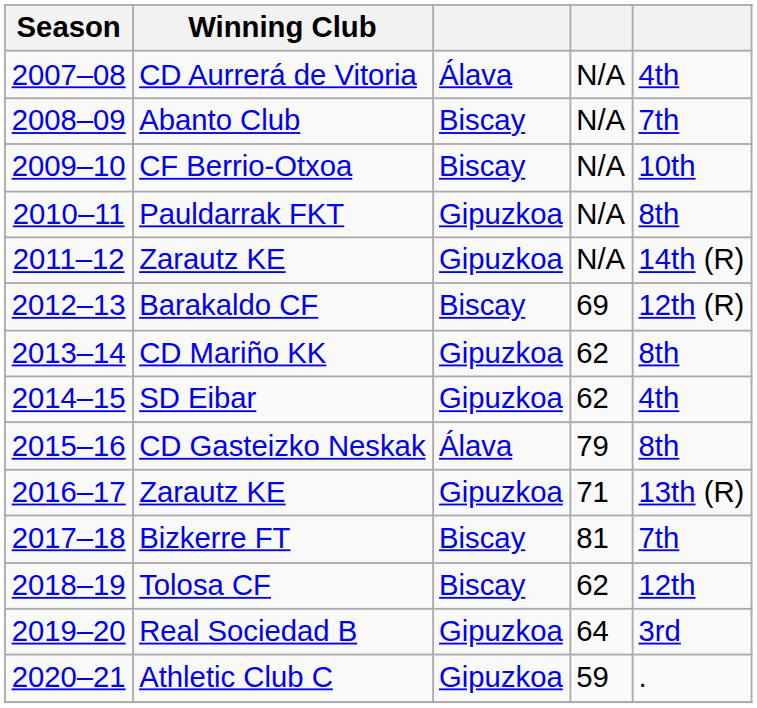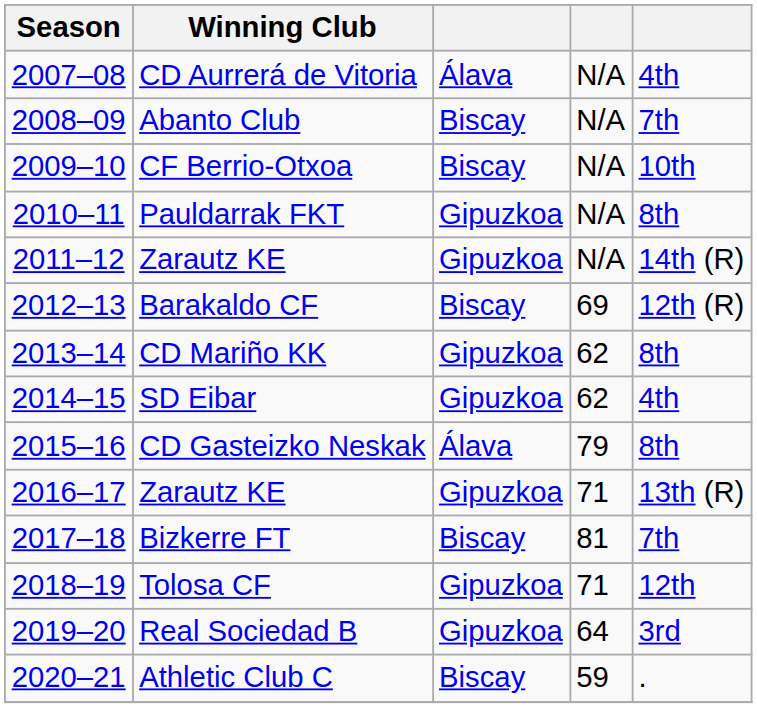(482, 584) Biscay -> (501, 584) Gipuzkoa
(593, 584) 62 -> (593, 584) 71
(501, 677) Gipuzkoa -> (482, 677) Biscay
